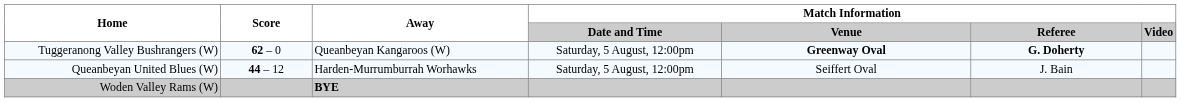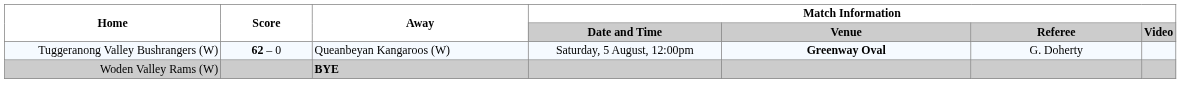(1056, 50) bold -> (1056, 50) normal
- row: (145, 69)
